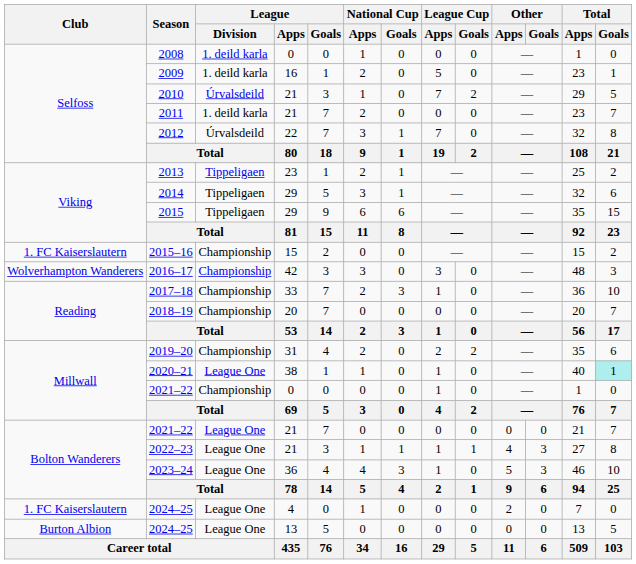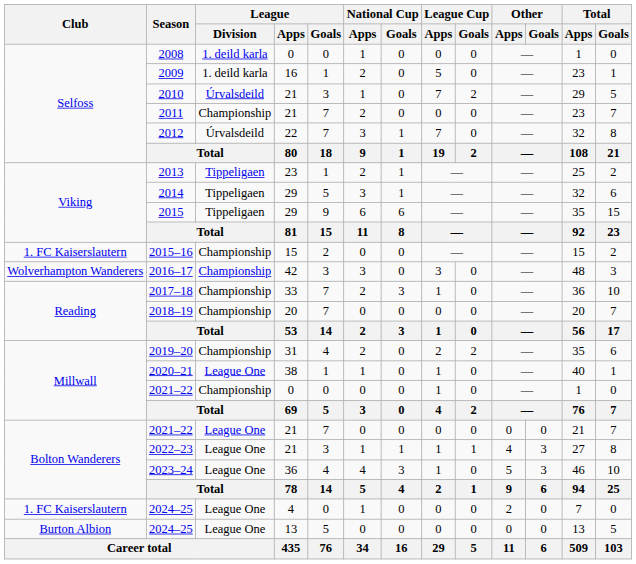(235, 113) 1. deild karla -> (235, 113) Championship
(613, 370) paleturquoise background -> (613, 370) no background
